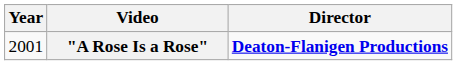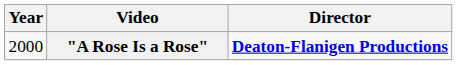(26, 45) 2001 -> (26, 45) 2000
